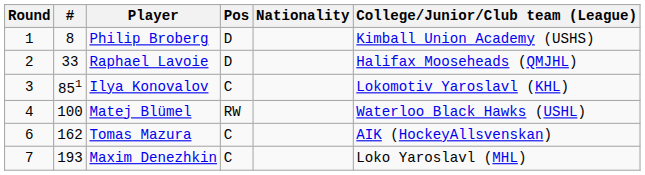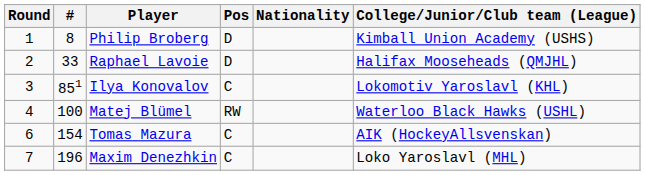(70, 135) 162 -> (70, 135) 154
(70, 158) 193 -> (70, 158) 196
